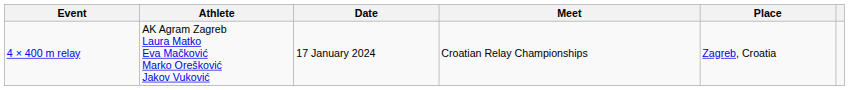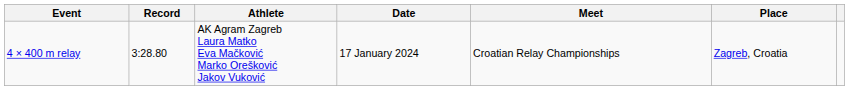+ column: (162, 13)
